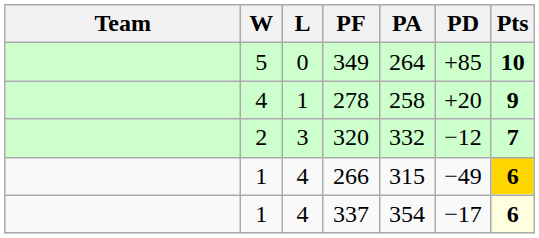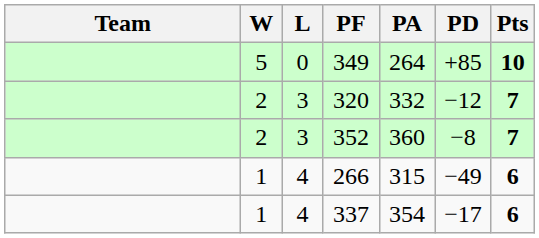- row: (351, 99)
+ row: (351, 137)
(513, 175) gold background -> (513, 175) no background
(513, 213) lightyellow background -> (513, 213) no background
